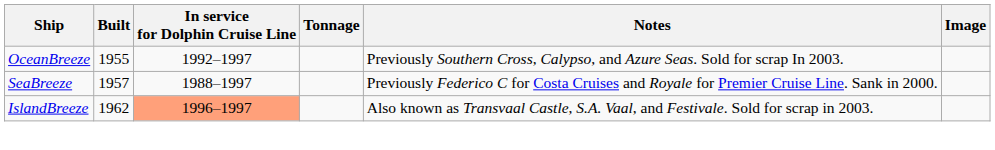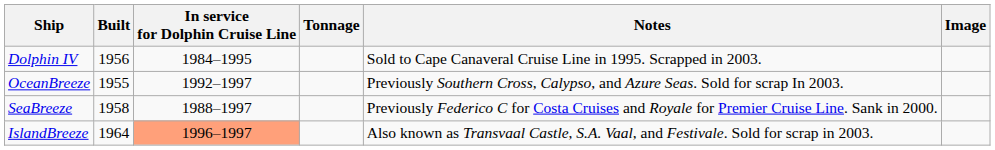+ row: (43, 58)
(114, 83) 1957 -> (114, 108) 1958
(114, 108) 1962 -> (114, 132) 1964
